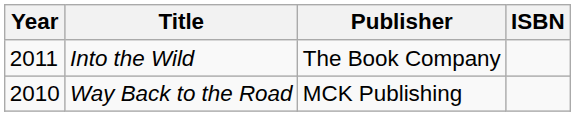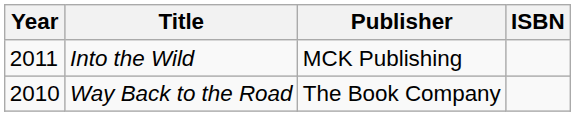(402, 57) The Book Company -> (382, 57) MCK Publishing
(382, 93) MCK Publishing -> (402, 93) The Book Company
